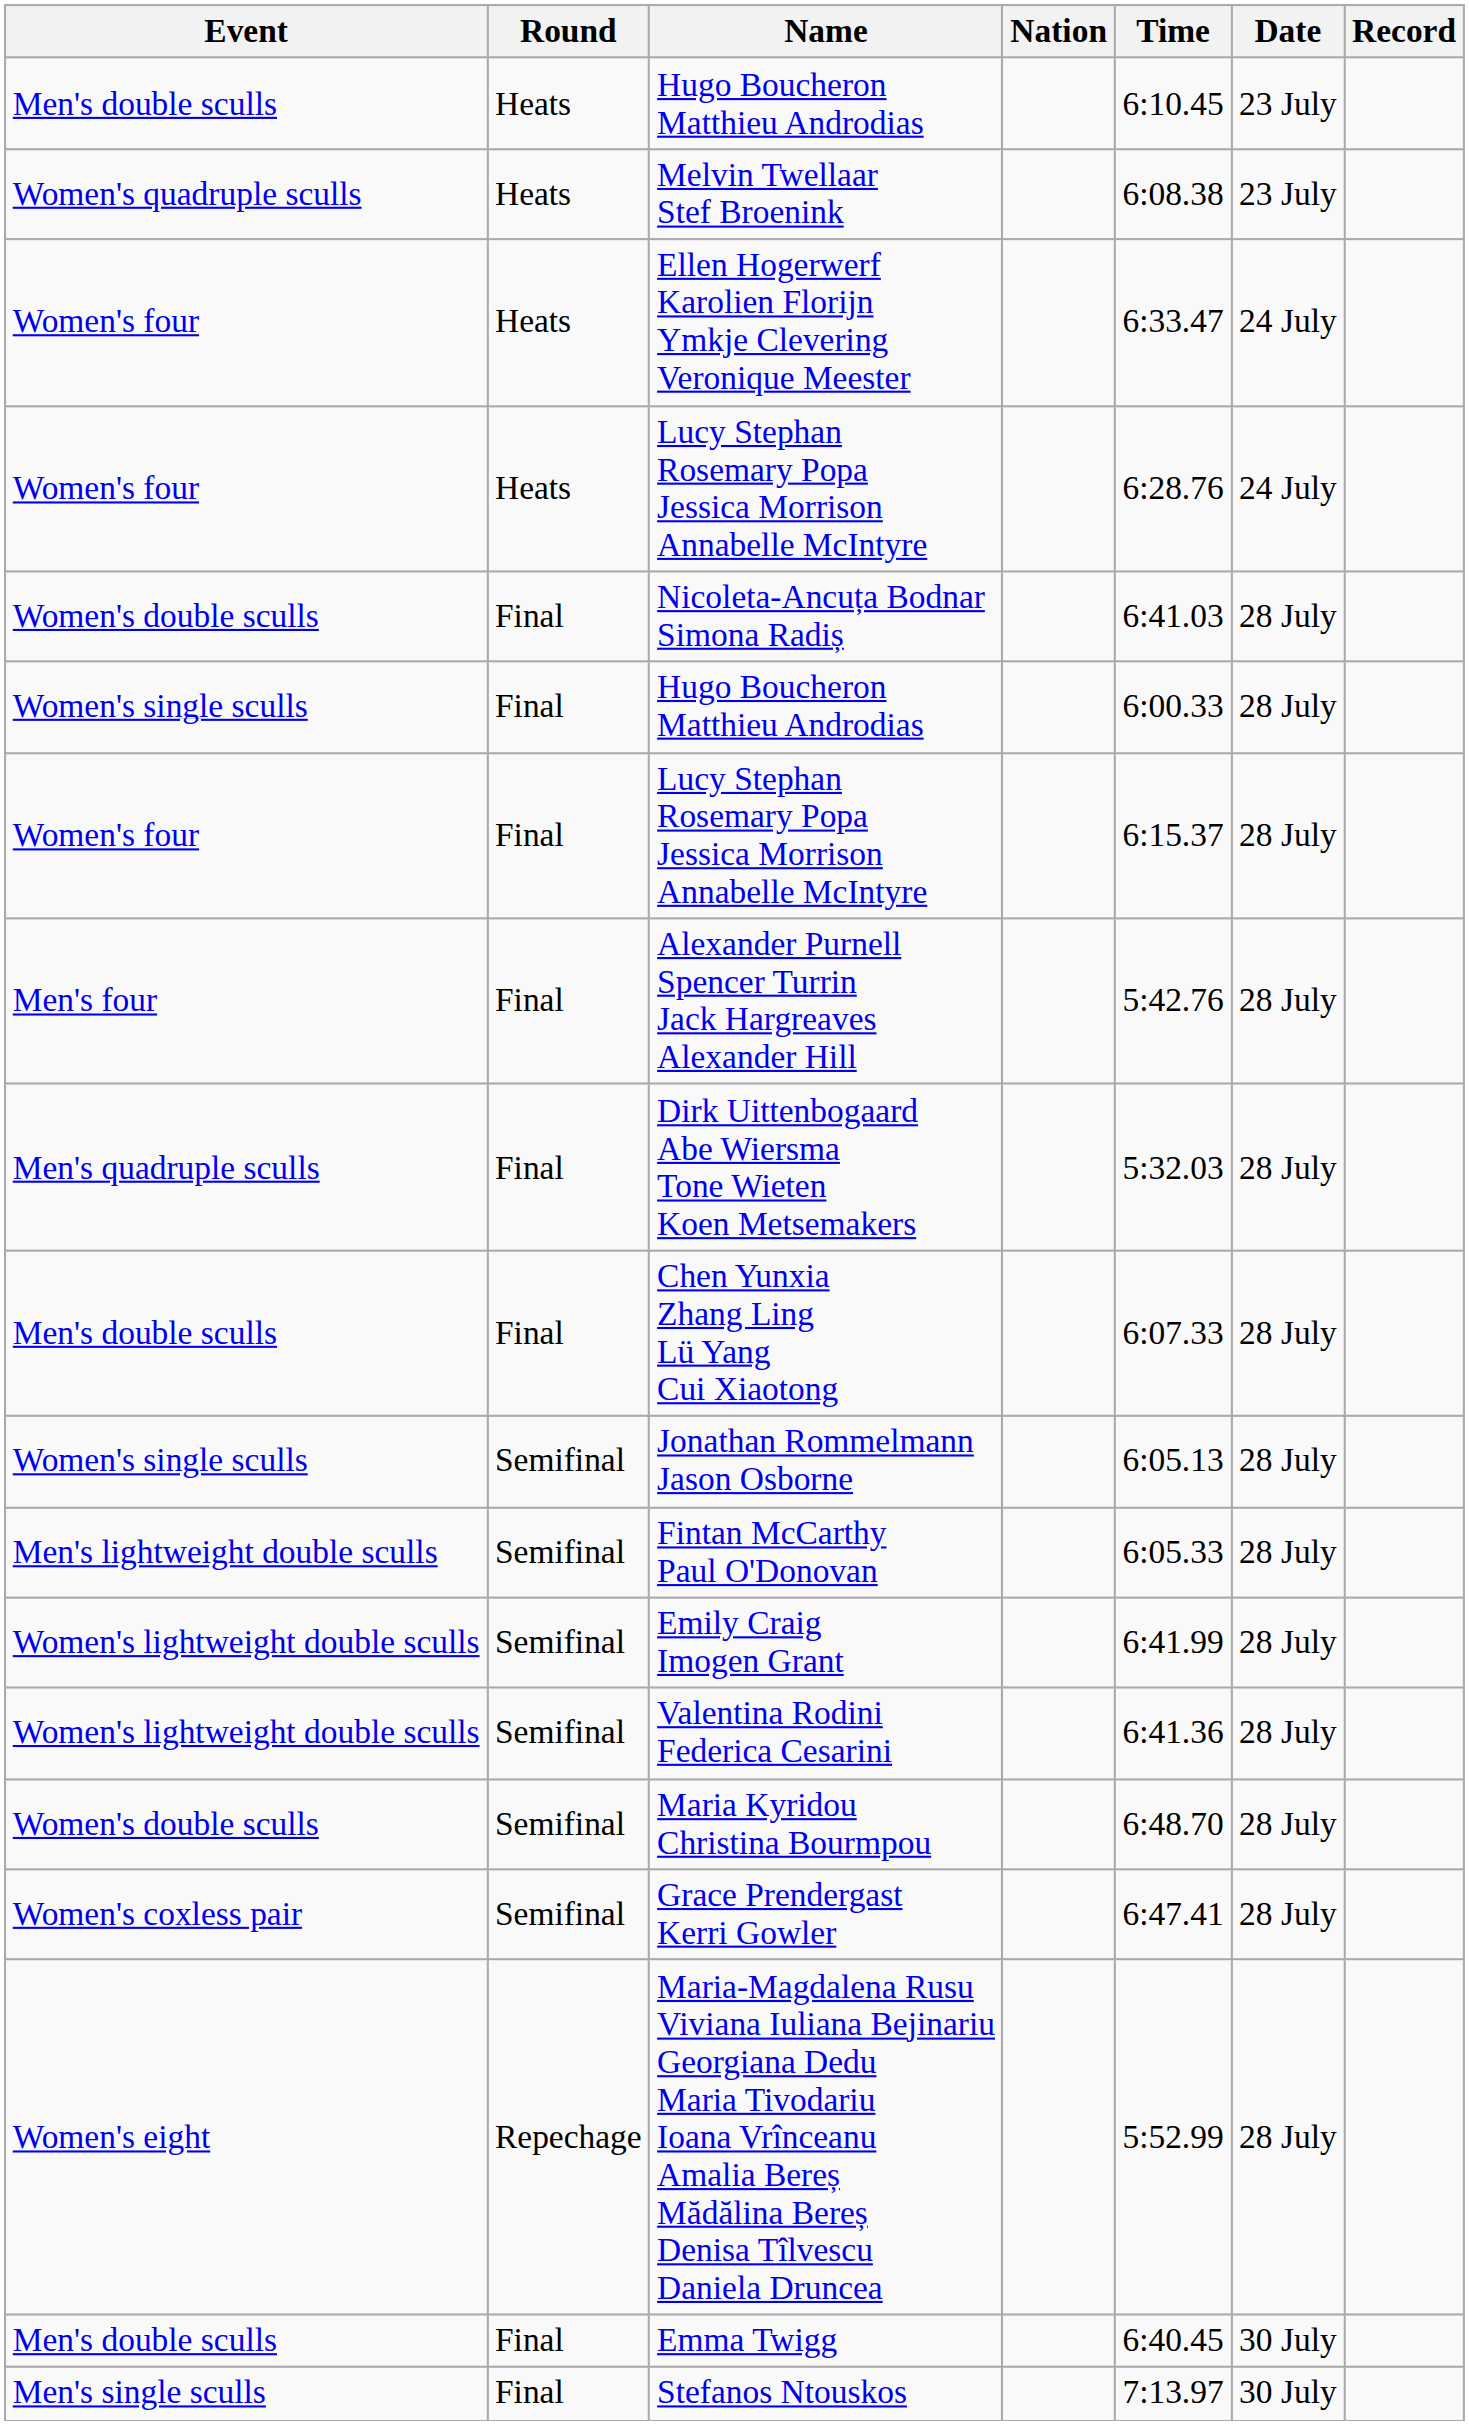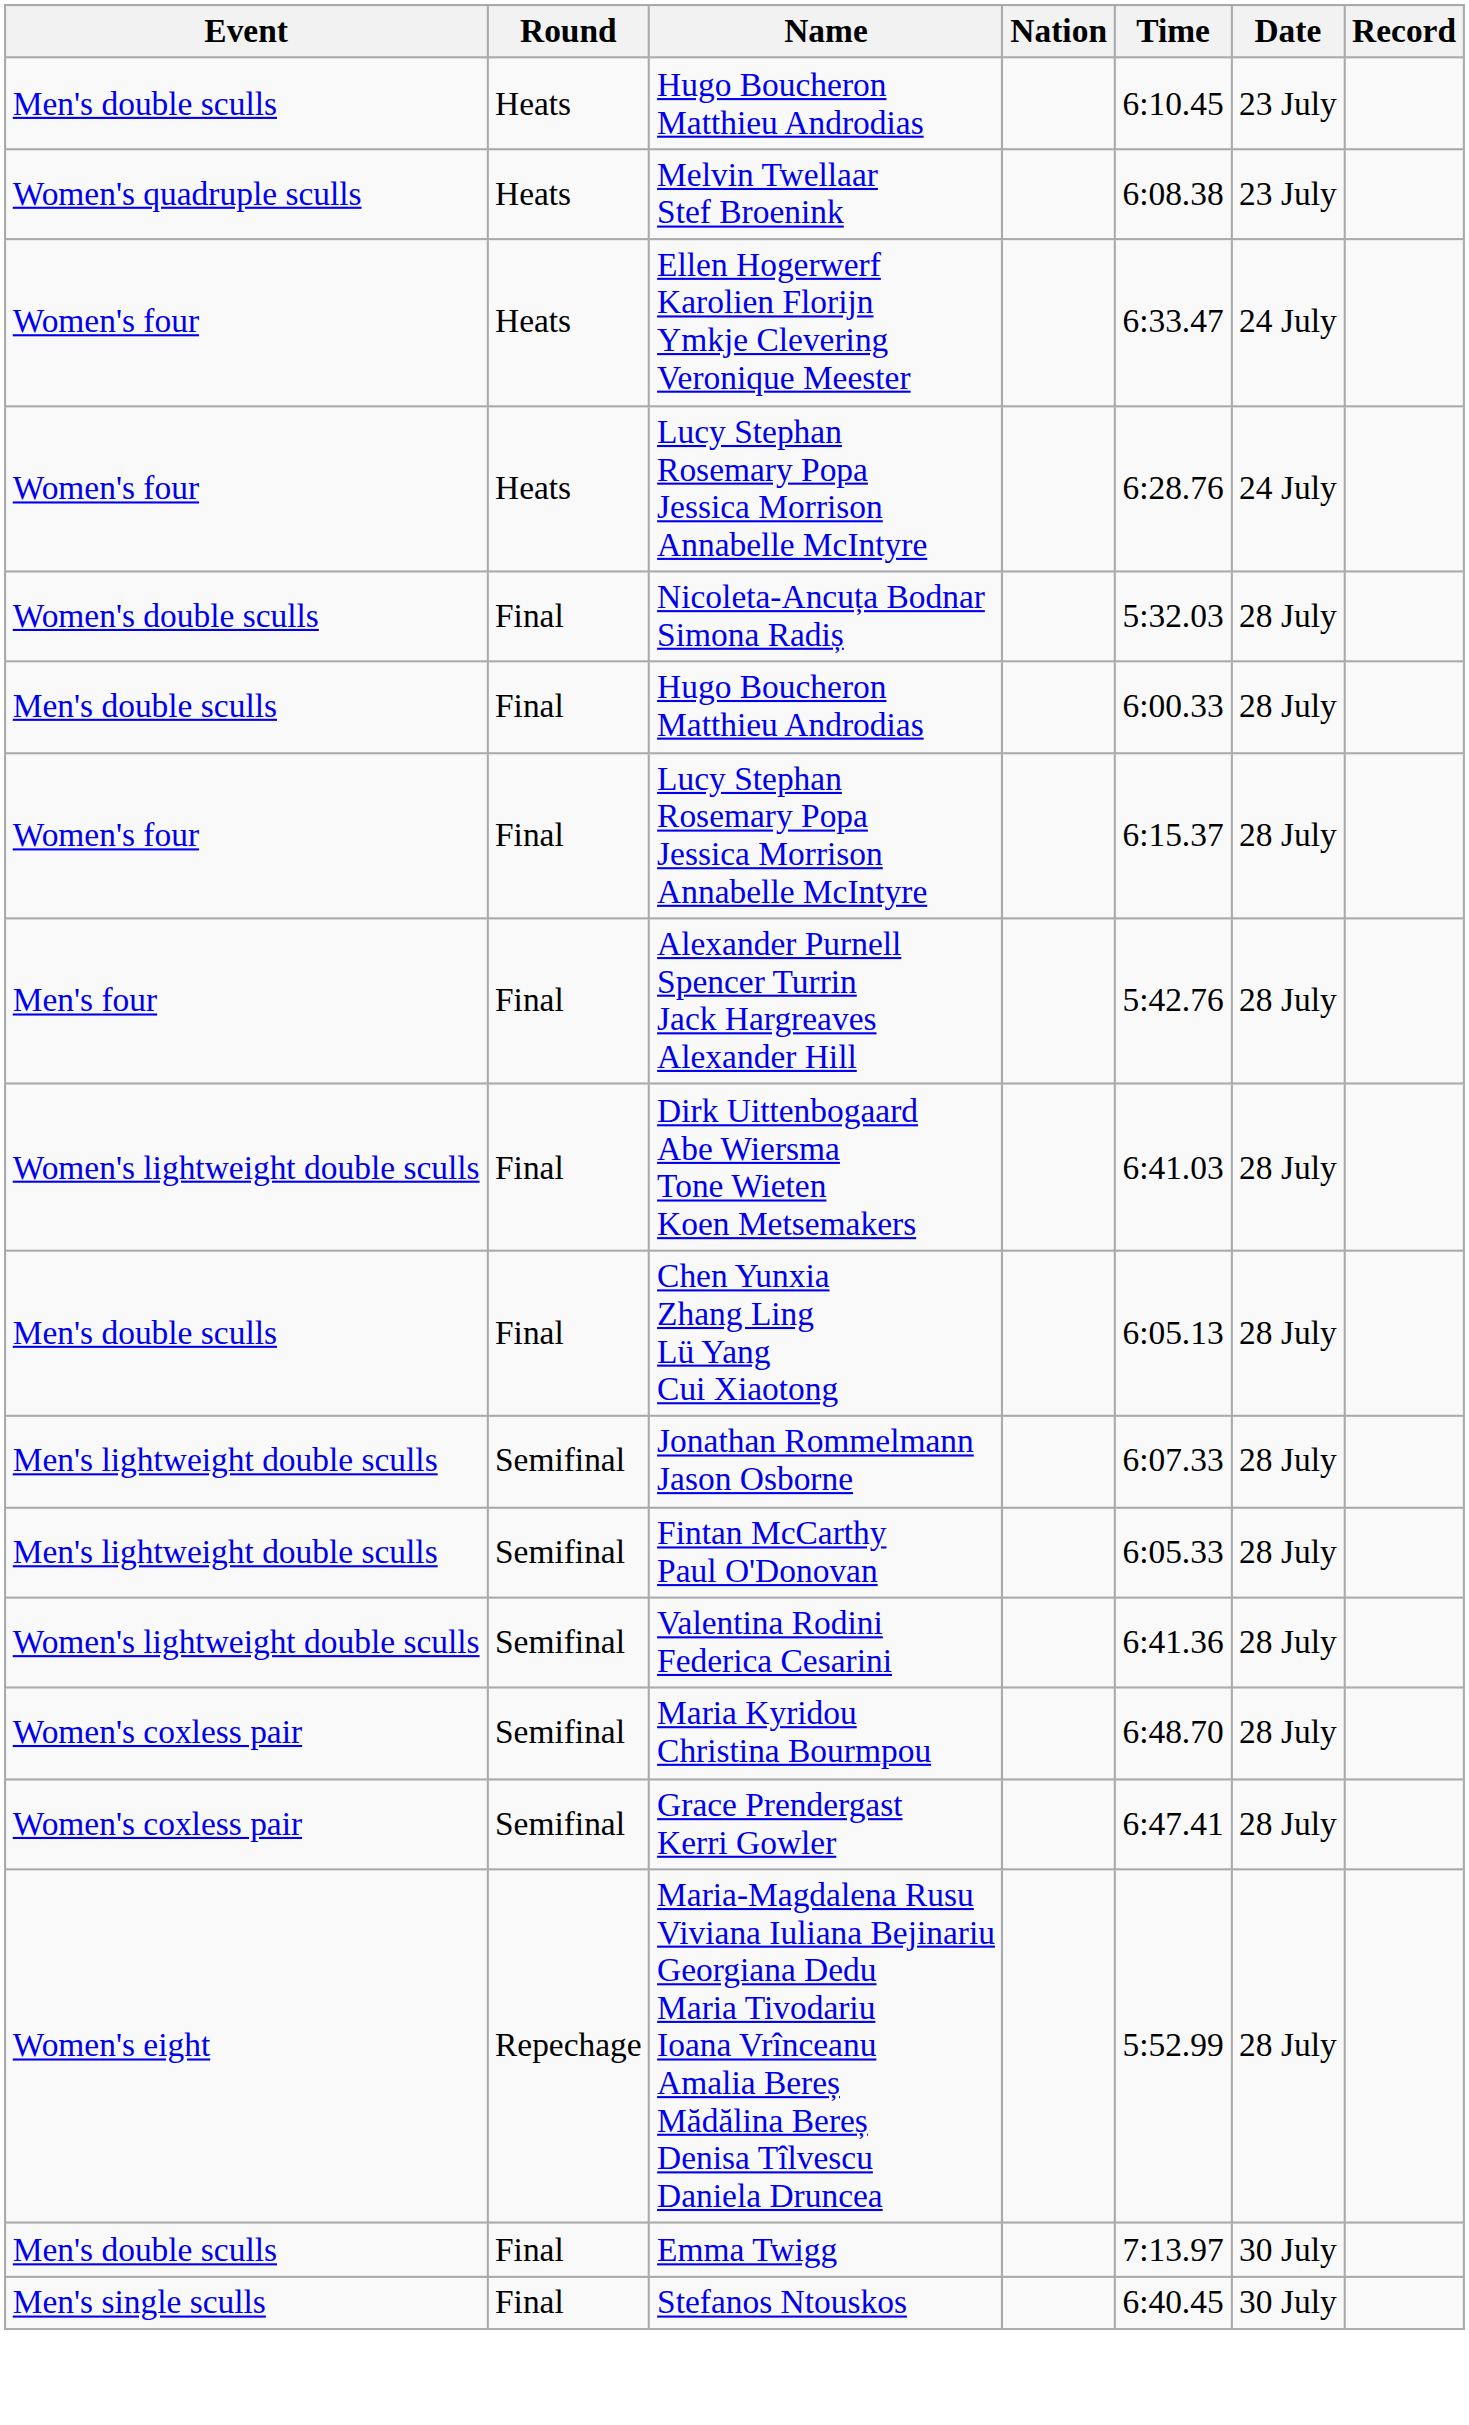(1173, 615) 6:41.03 -> (1173, 615) 5:32.03
(160, 706) Women's single sculls -> (145, 706) Men's double sculls
(166, 1166) Men's quadruple sculls -> (246, 1166) Women's lightweight double sculls
(1173, 1166) 5:32.03 -> (1173, 1166) 6:41.03
(1173, 1332) 6:07.33 -> (1173, 1332) 6:05.13
(160, 1460) Women's single sculls -> (225, 1460) Men's lightweight double sculls
(1173, 1460) 6:05.13 -> (1173, 1460) 6:07.33
- row: (560, 1642)
(166, 1823) Women's double sculls -> (157, 1732) Women's coxless pair
(1173, 2339) 6:40.45 -> (1173, 2249) 7:13.97
(1173, 2392) 7:13.97 -> (1173, 2302) 6:40.45
